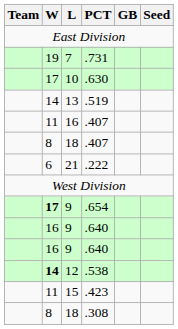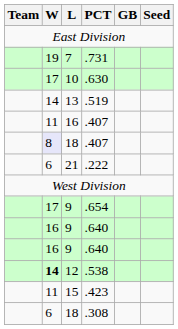(49, 143) no background -> (49, 143) lavender background
(52, 206) bold -> (52, 206) normal
(49, 313) 8 -> (49, 313) 6
